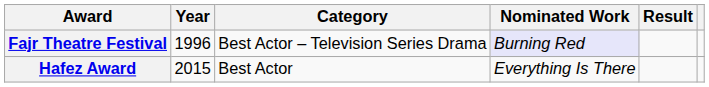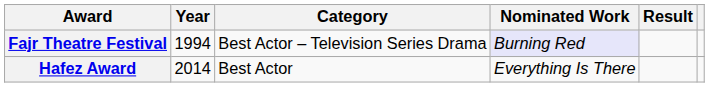(193, 43) 1996 -> (193, 43) 1994
(193, 69) 2015 -> (193, 69) 2014
